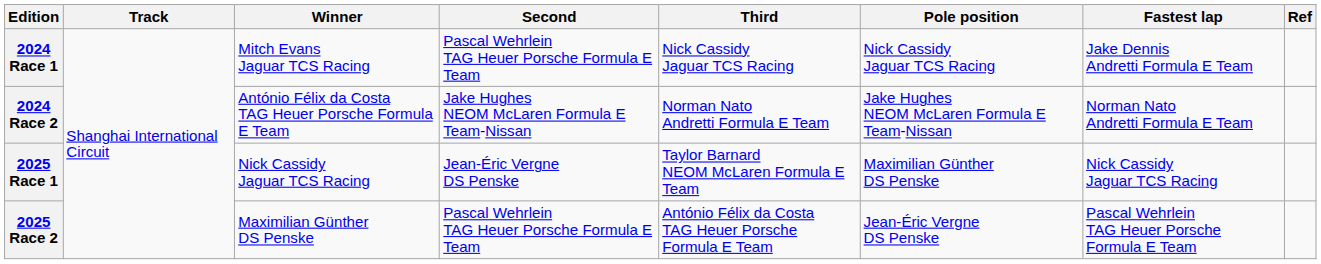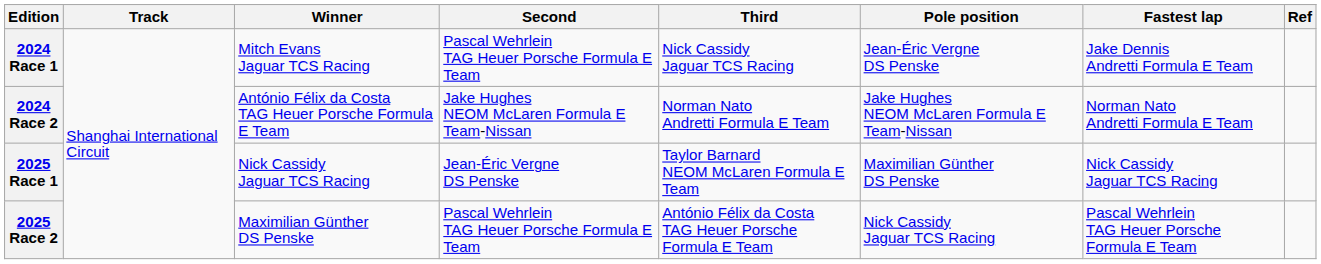(929, 58) Nick Cassidy Jaguar TCS Racing -> (922, 58) Jean-Éric Vergne DS Penske
(922, 230) Jean-Éric Vergne DS Penske -> (929, 230) Nick Cassidy Jaguar TCS Racing
